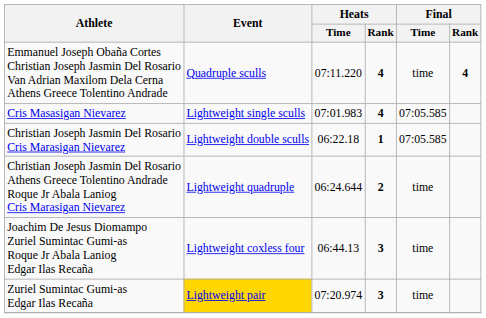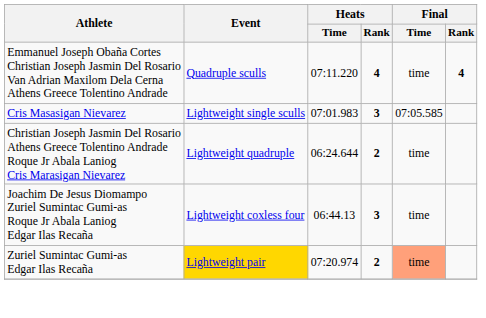(381, 113) 4 -> (377, 113) 3
- row: (94, 140)
(381, 296) 3 -> (377, 262) 2
(423, 296) no background -> (419, 262) lightsalmon background
